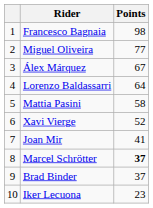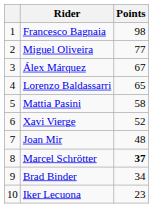(140, 85) 64 -> (140, 85) 65
(140, 140) 41 -> (140, 140) 48
(140, 176) 37 -> (140, 176) 34
